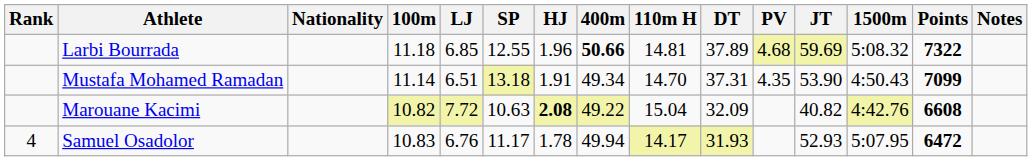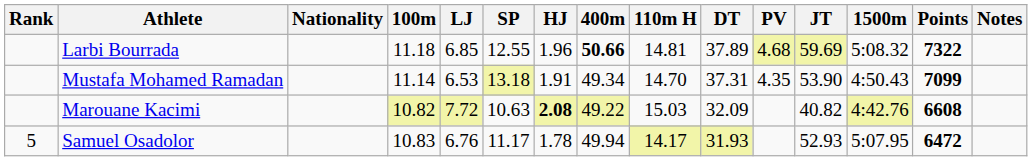(462, 79) 6.51 -> (462, 79) 6.53
(665, 110) 15.04 -> (665, 110) 15.03
(31, 140) 4 -> (31, 140) 5
